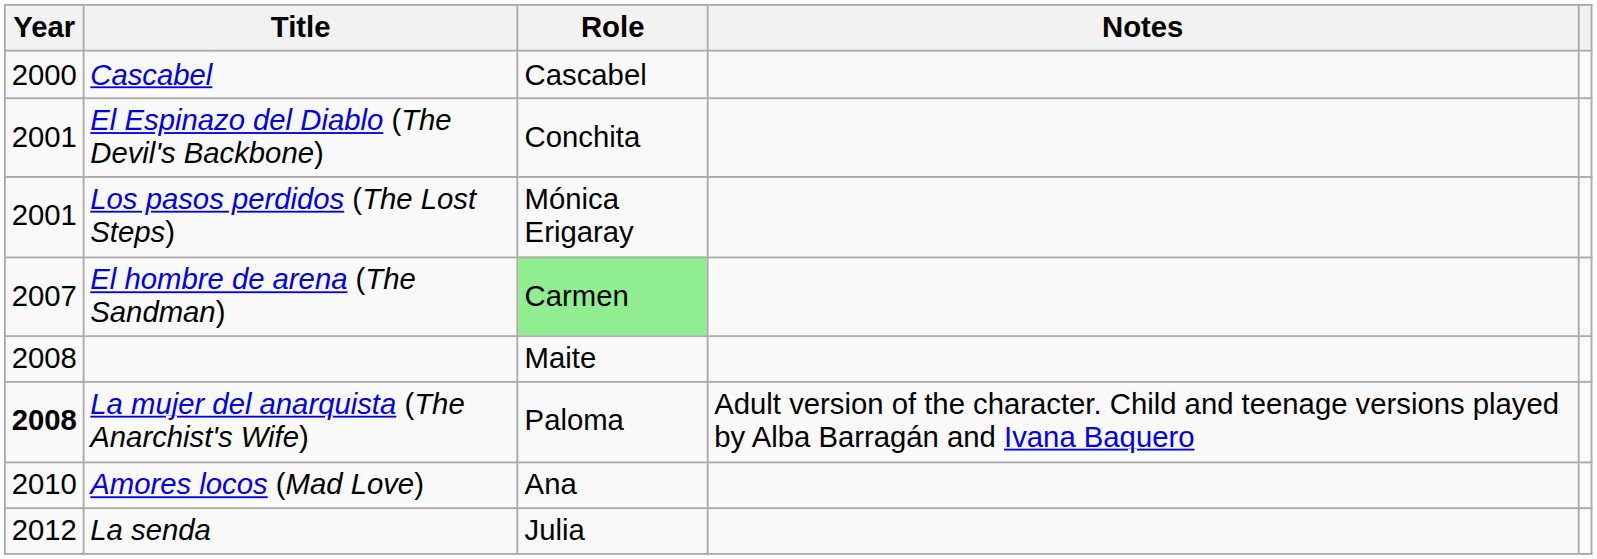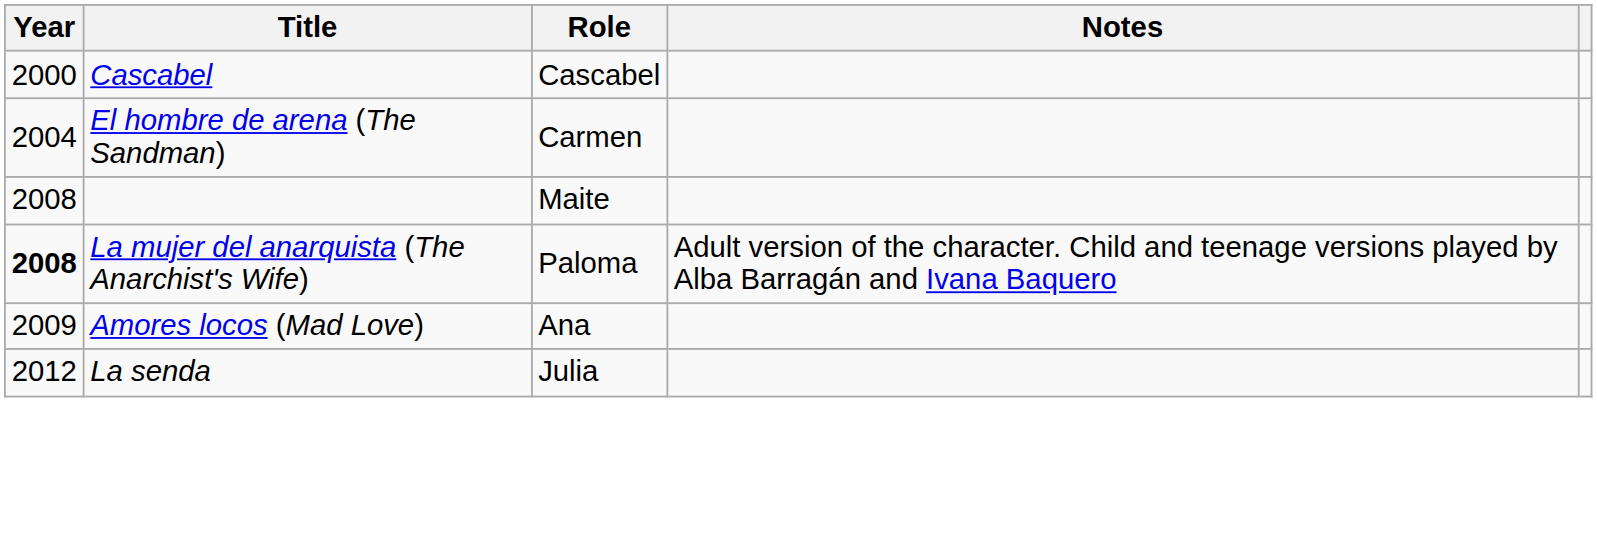- row: (271, 137)
- row: (283, 216)
(44, 295) 2007 -> (44, 137) 2004
(577, 295) lightgreen background -> (590, 137) no background
(44, 484) 2010 -> (44, 325) 2009
